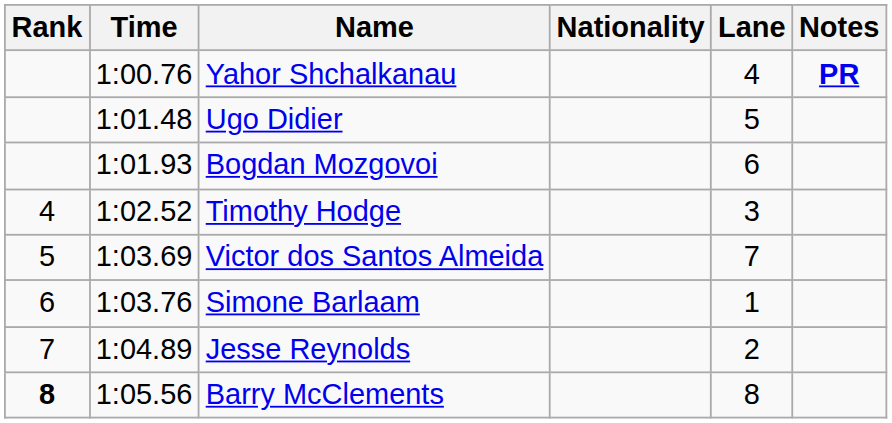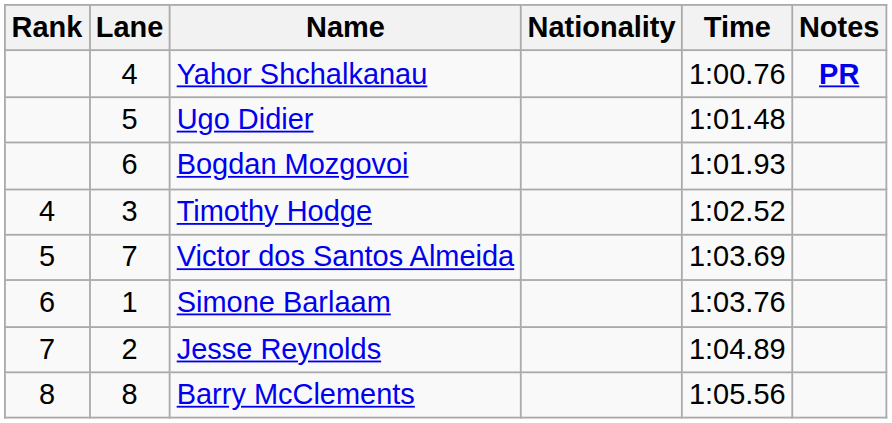columns swapped: (752, 27) <-> (144, 27)
(47, 394) bold -> (47, 394) normal
